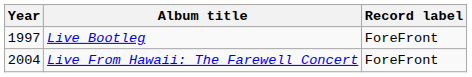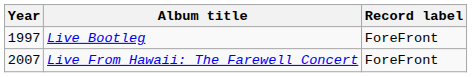(24, 60) 2004 -> (24, 60) 2007
